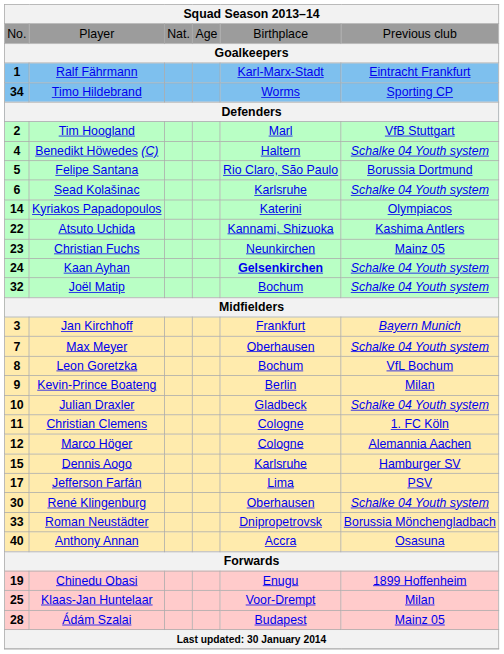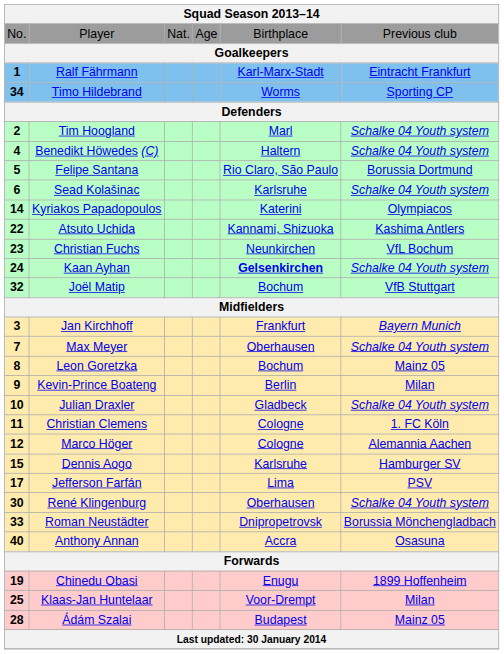(420, 131) VfB Stuttgart -> (420, 131) Schalke 04 Youth system
(420, 248) Mainz 05 -> (420, 248) VfL Bochum
(420, 287) Schalke 04 Youth system -> (420, 287) VfB Stuttgart
(420, 365) VfL Bochum -> (420, 365) Mainz 05
